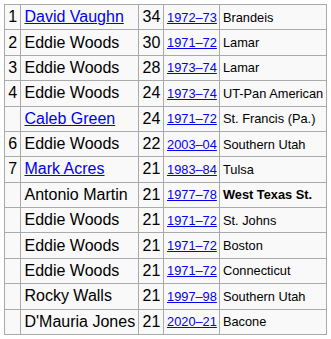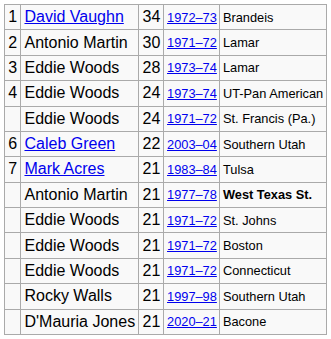(72, 42) Eddie Woods -> (76, 42) Antonio Martin
(70, 118) Caleb Green -> (72, 118) Eddie Woods
(72, 144) Eddie Woods -> (70, 144) Caleb Green
